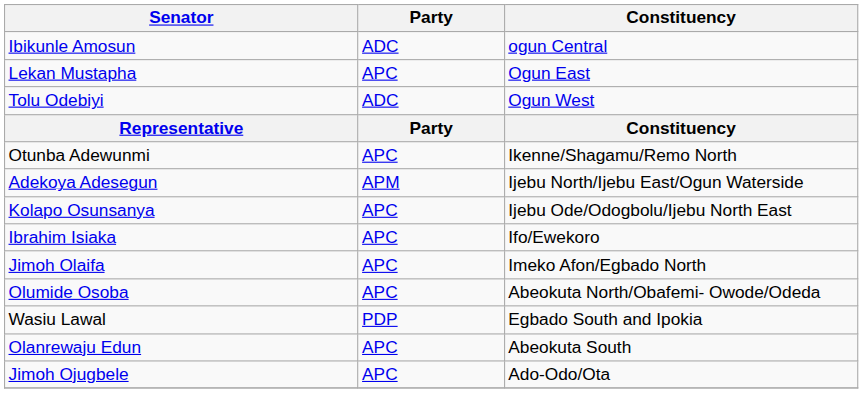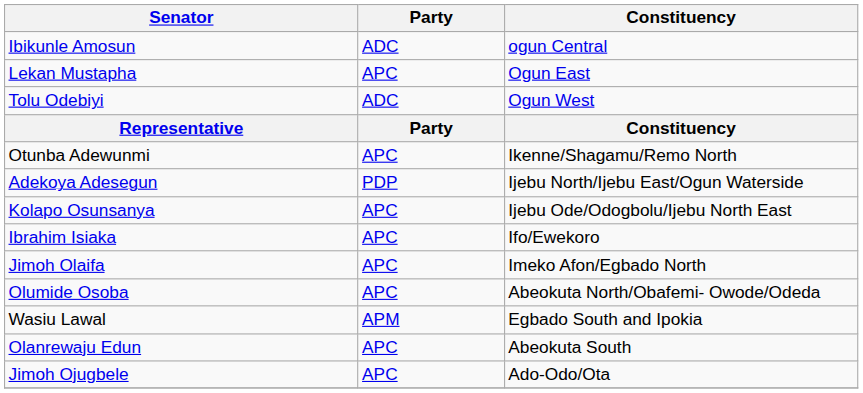(381, 182) APM -> (380, 182) PDP
(380, 319) PDP -> (381, 319) APM
